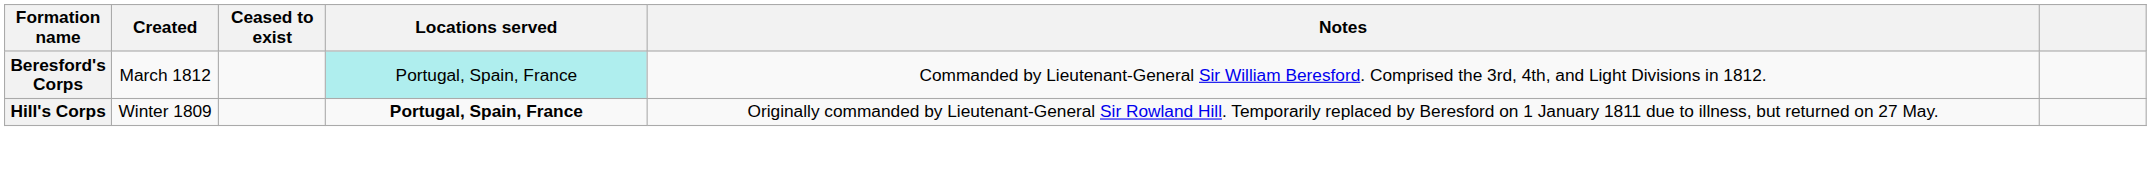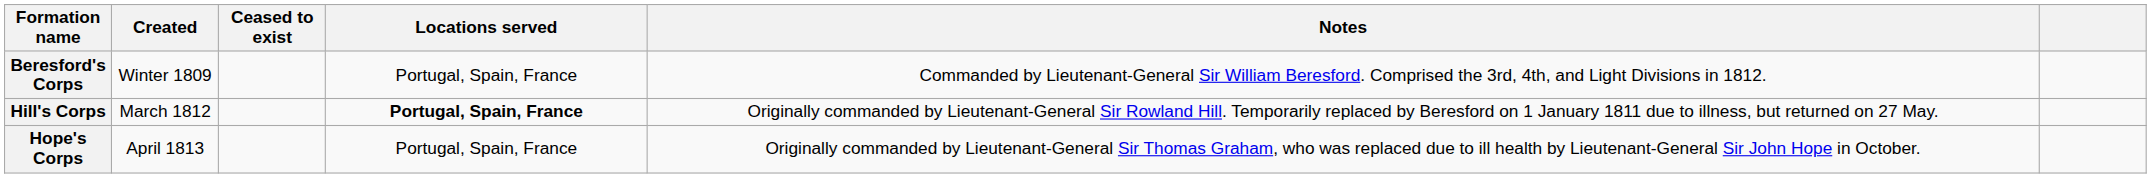(165, 74) March 1812 -> (165, 74) Winter 1809
(486, 74) paleturquoise background -> (486, 74) no background
(165, 111) Winter 1809 -> (165, 111) March 1812
+ row: (58, 149)
